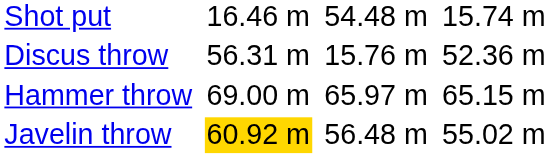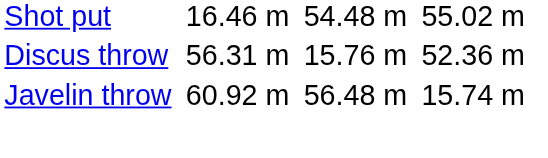(494, 16) 15.74 m -> (473, 16) 55.02 m
- row: (98, 95)
(258, 134) gold background -> (238, 95) no background
(494, 134) 55.02 m -> (473, 95) 15.74 m
